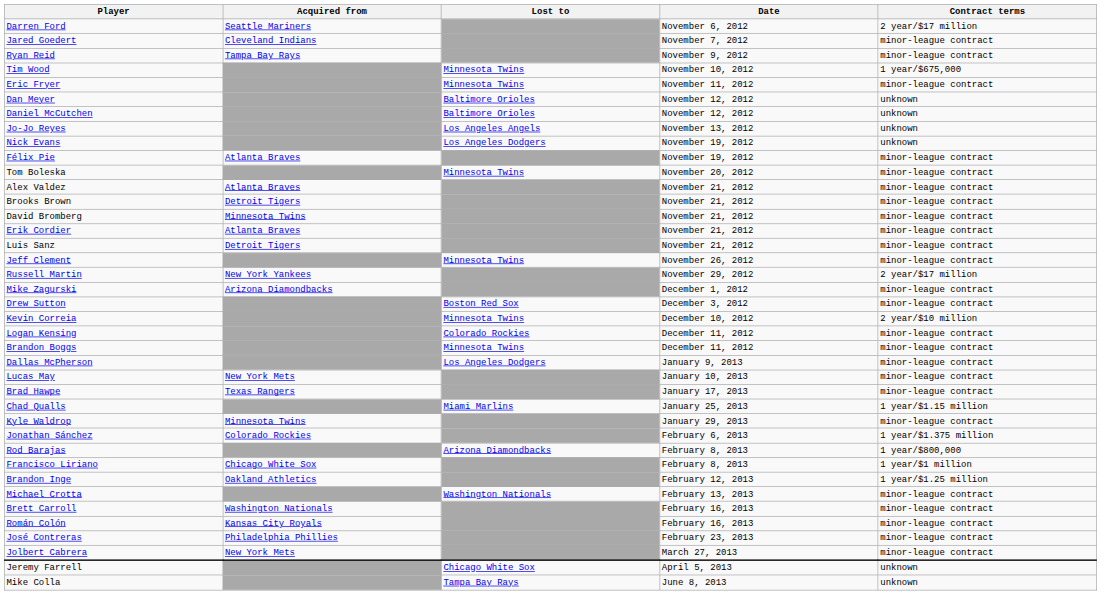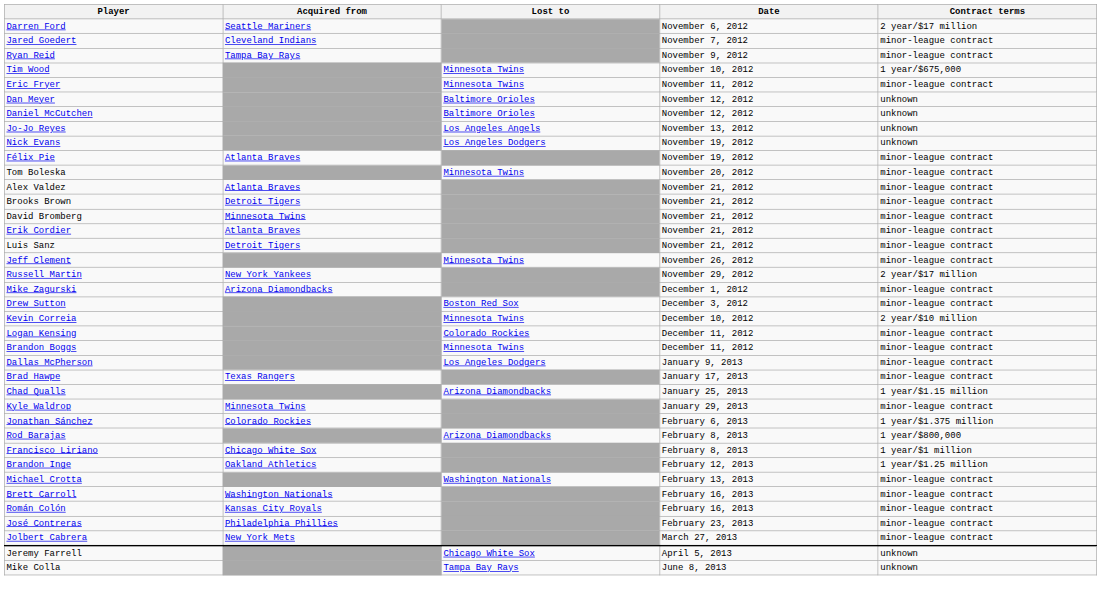- row: (31, 377)
(478, 406) Miami Marlins -> (497, 392) Arizona Diamondbacks
